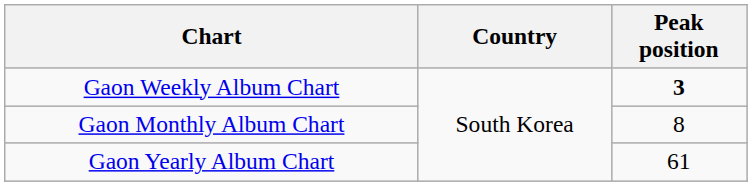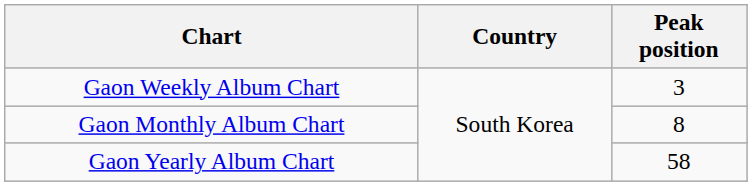(679, 86) bold -> (679, 86) normal
(679, 161) 61 -> (679, 161) 58
